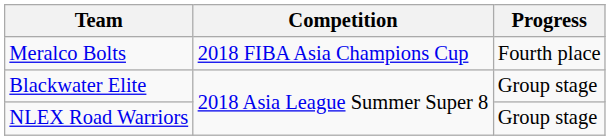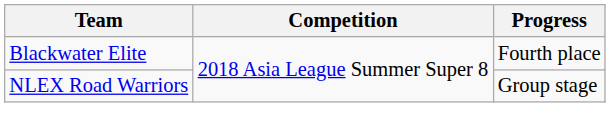- row: (68, 53)
(548, 85) Group stage -> (549, 53) Fourth place
